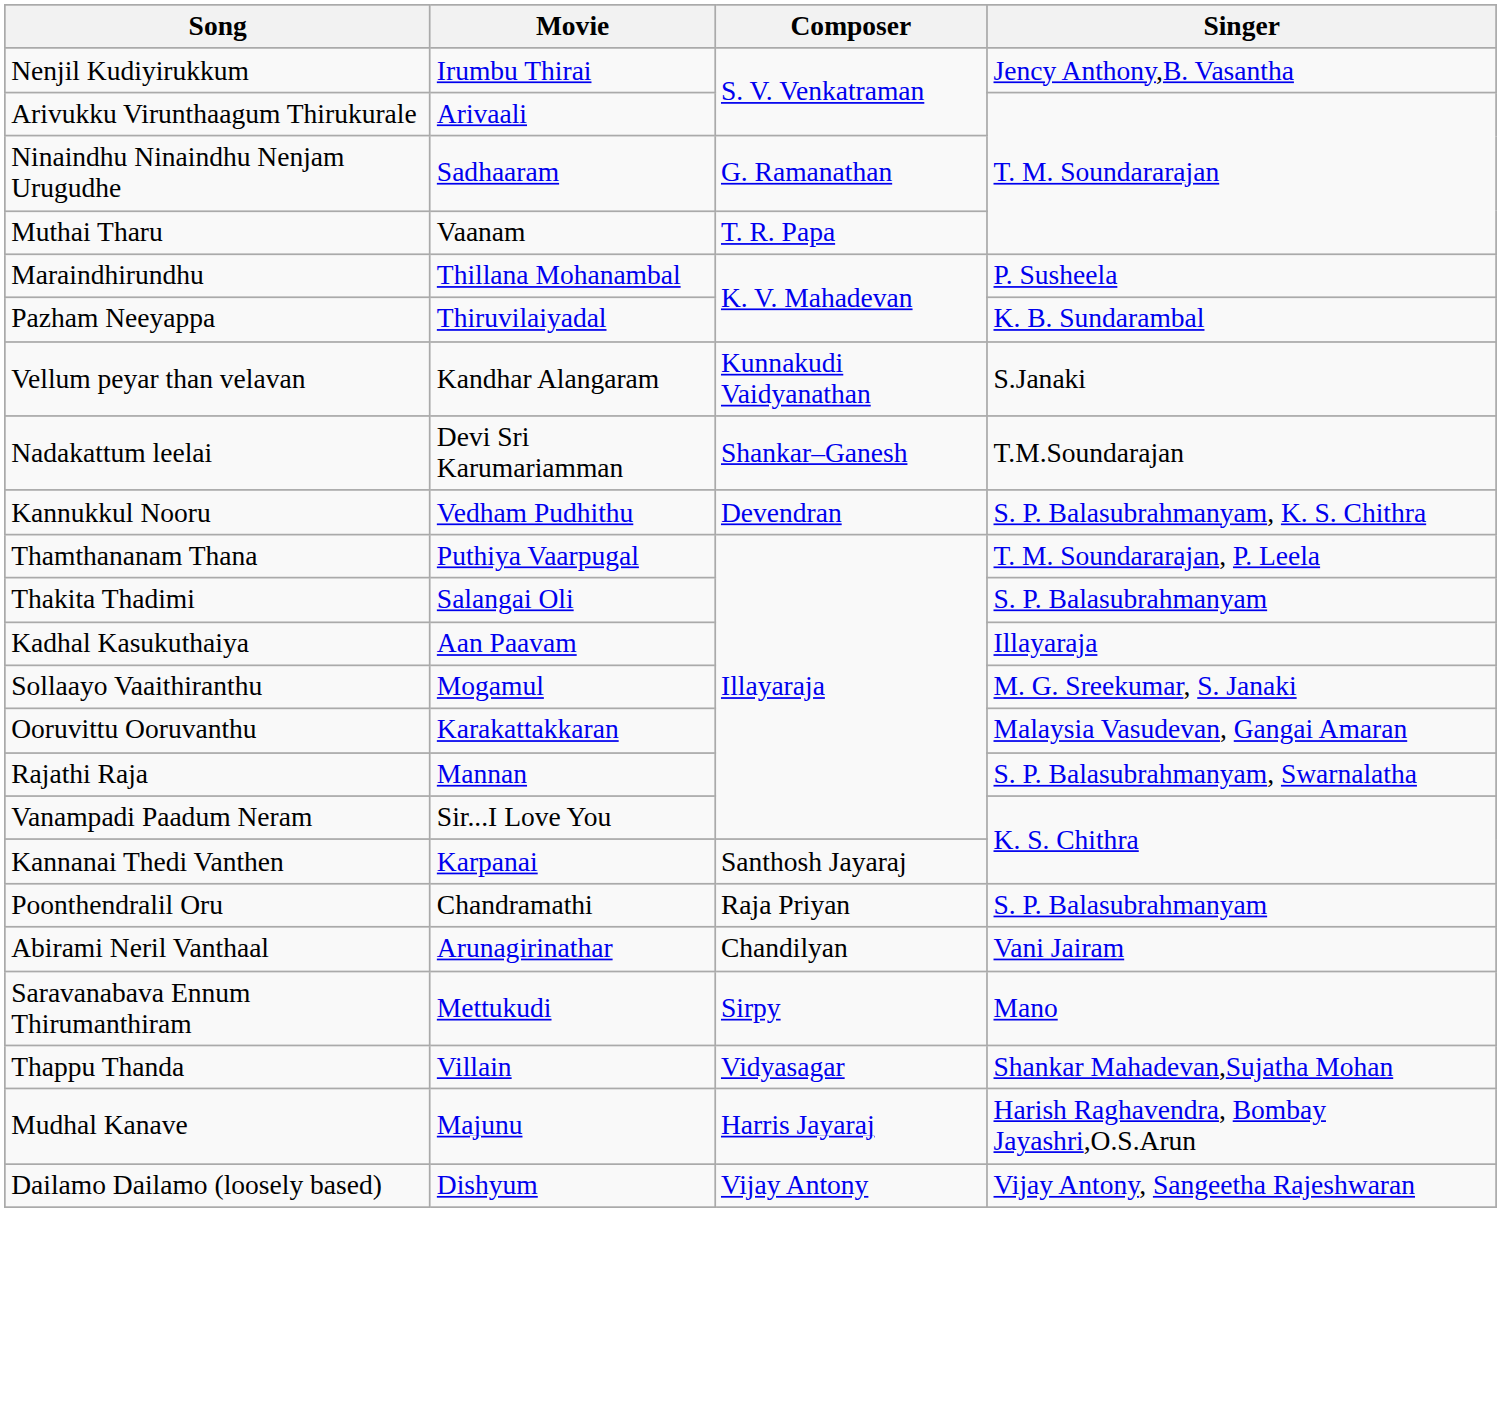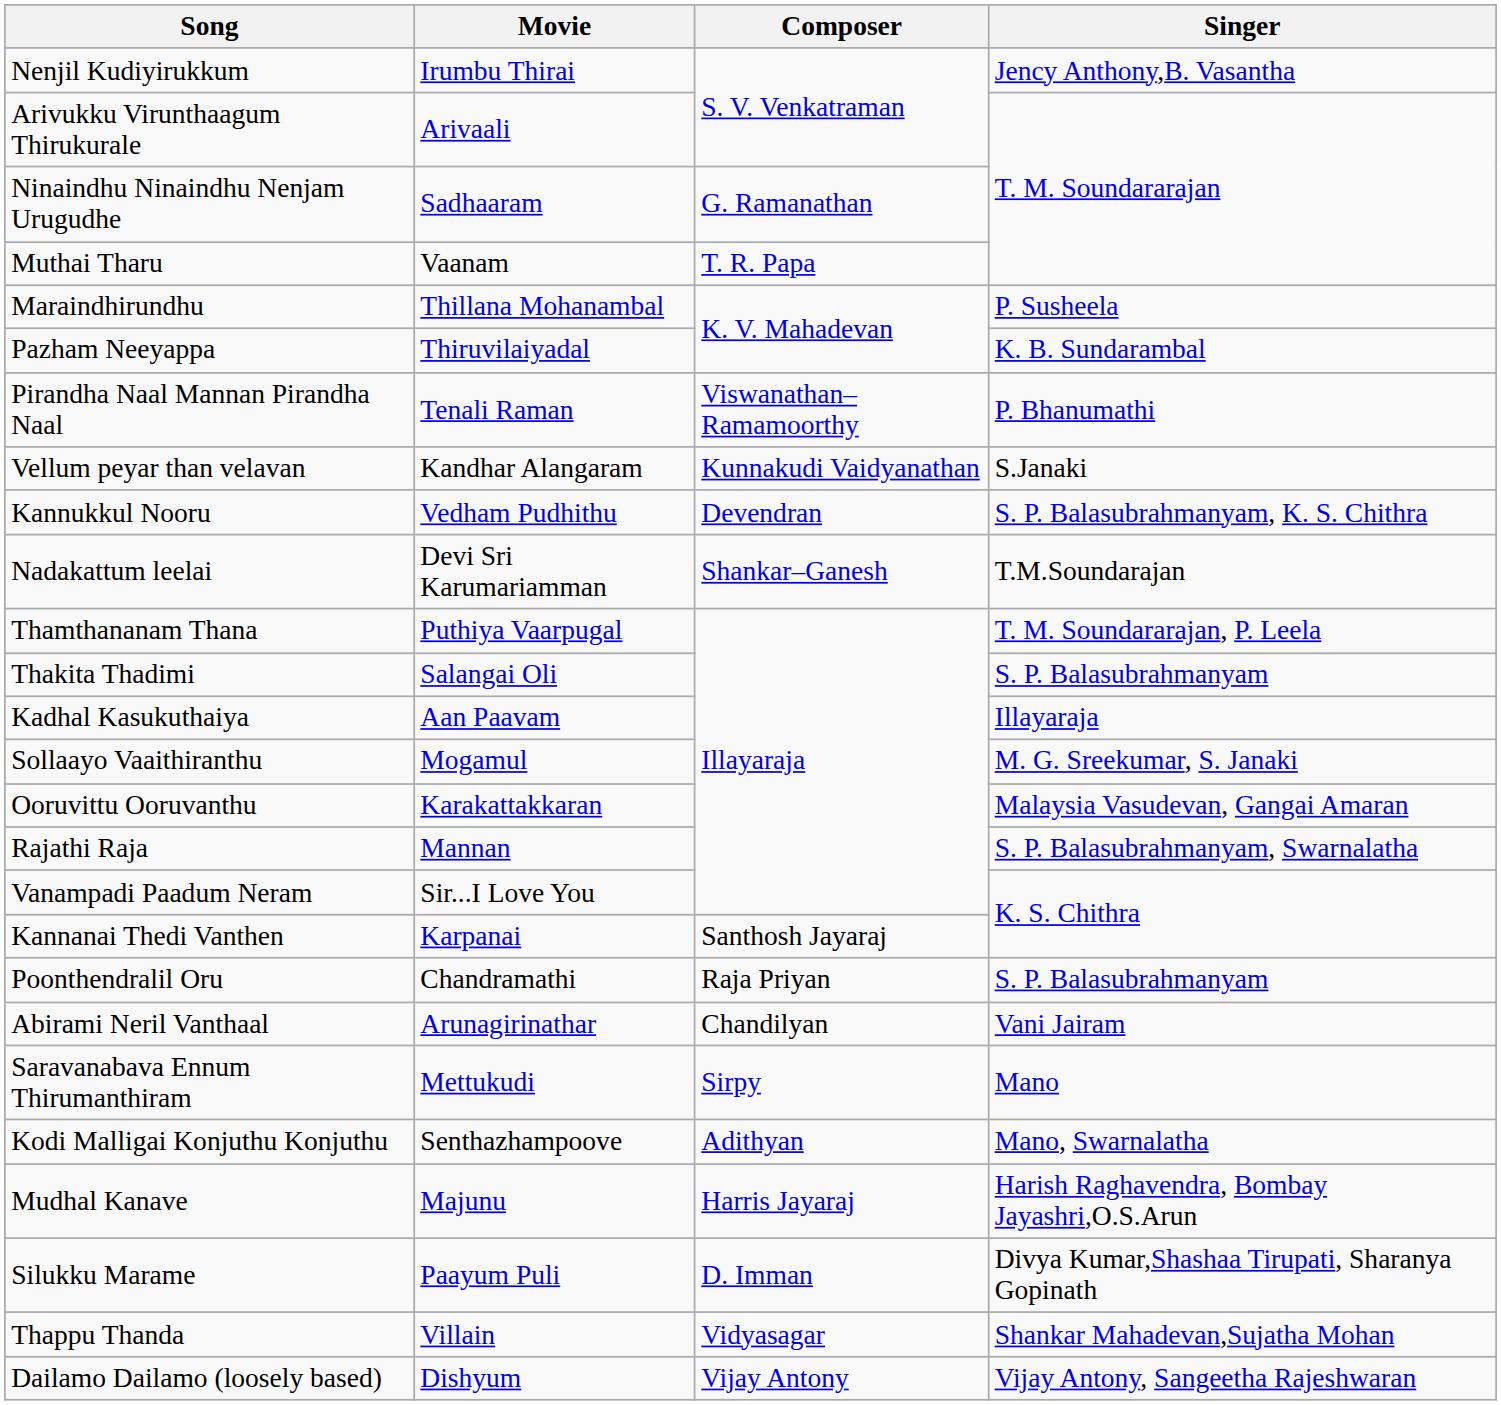+ row: (190, 409)
rows swapped: (111, 512) <-> (112, 452)
+ row: (200, 1141)
rows swapped: (99, 1125) <-> (98, 1066)
+ row: (103, 1275)
